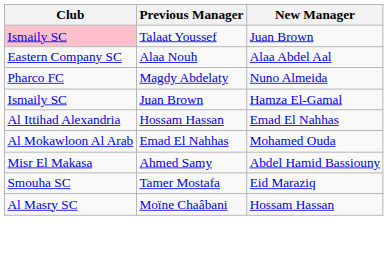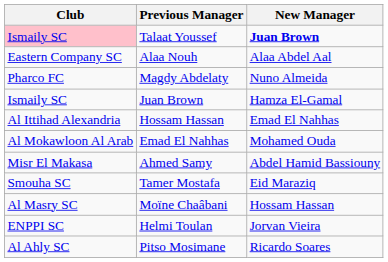(282, 36) normal -> (284, 36) bold
+ row: (176, 225)
+ row: (182, 246)
